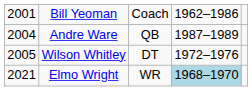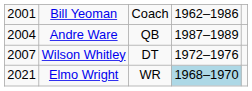(22, 55) 2005 -> (22, 55) 2007
